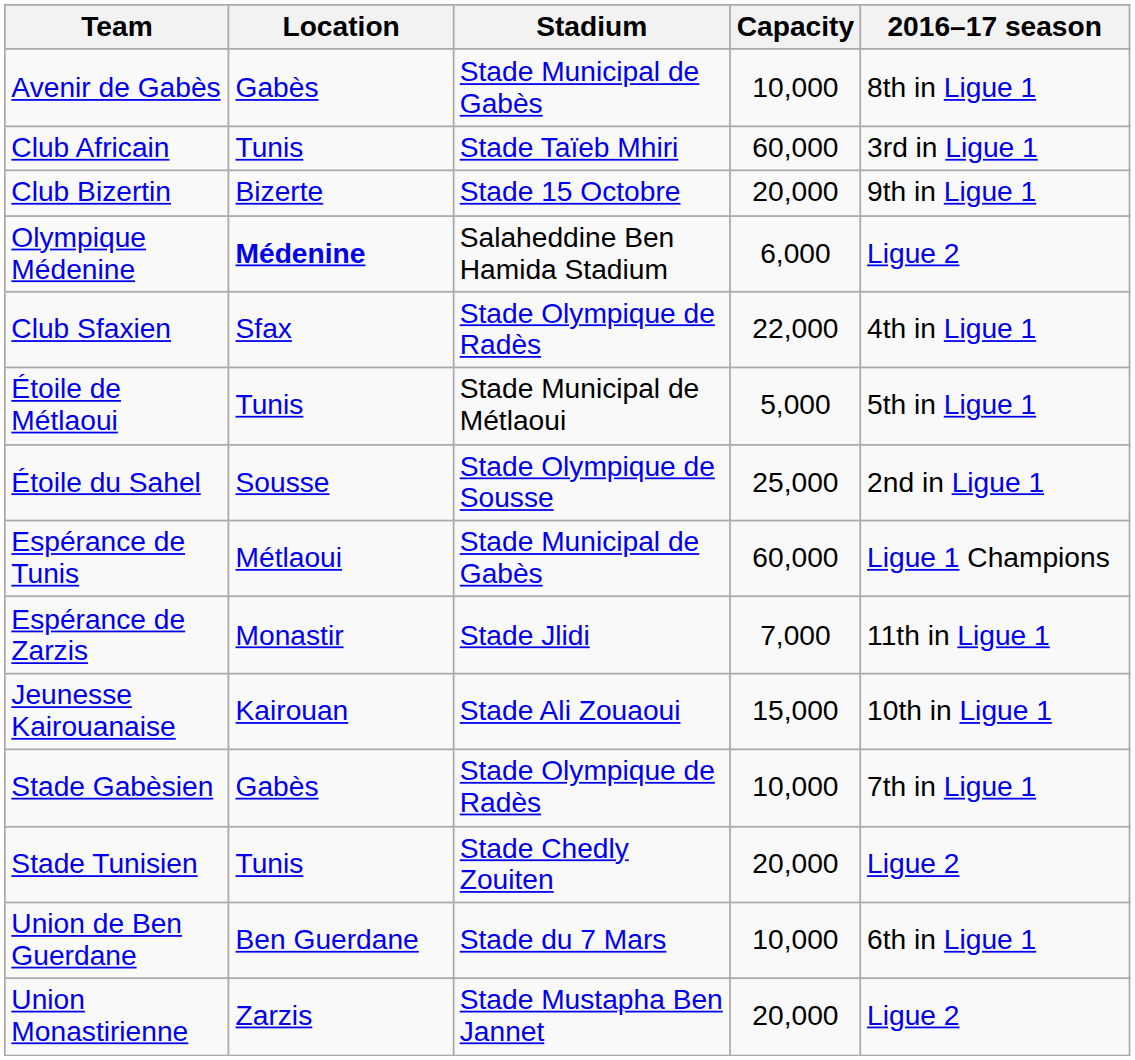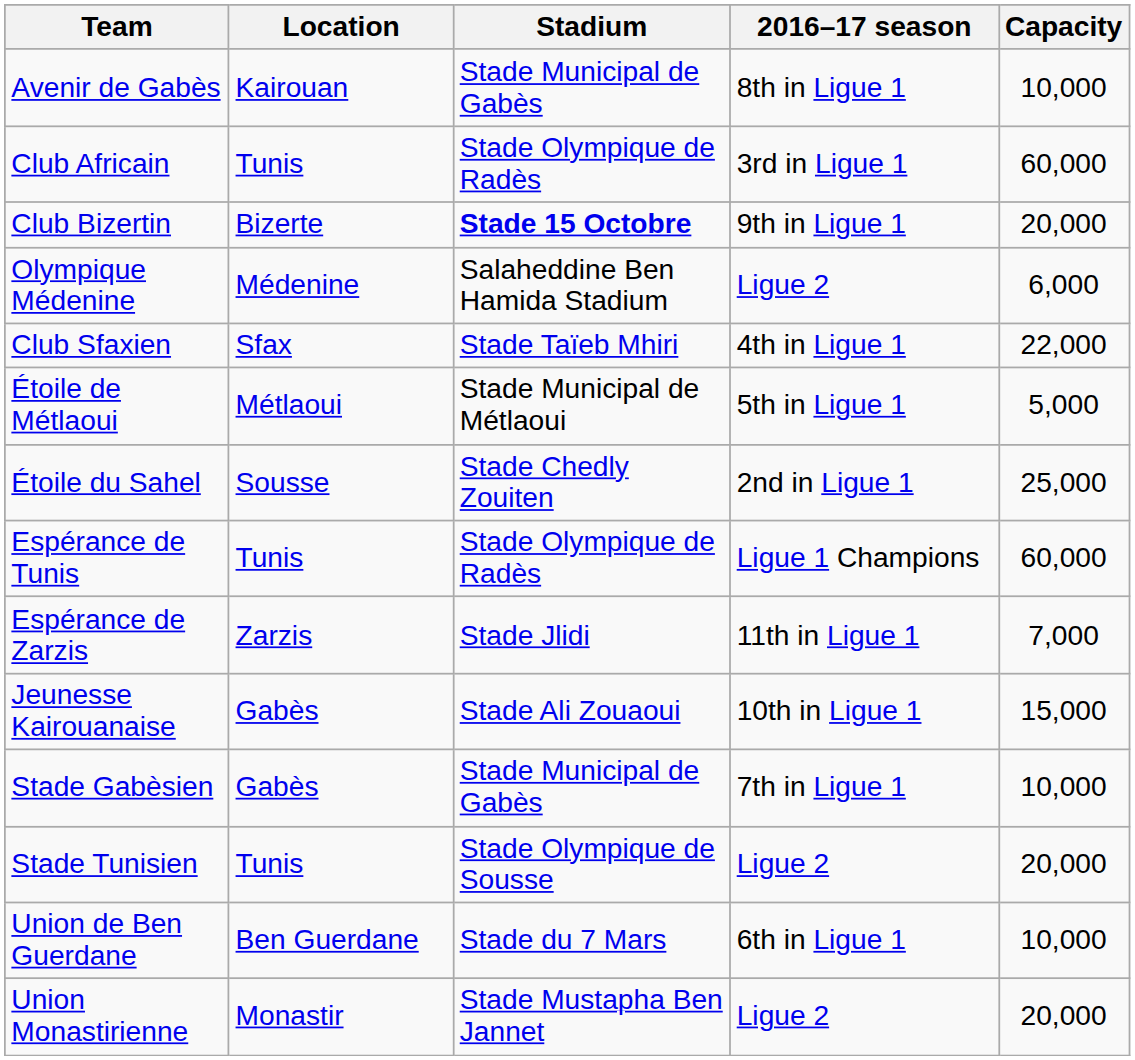columns swapped: (795, 26) <-> (995, 26)
(277, 87) Gabès -> (292, 87) Kairouan
(569, 147) Stade Taïeb Mhiri -> (587, 163) Stade Olympique de Radès
(570, 192) normal -> (576, 224) bold
(300, 252) bold -> (297, 284) normal
(587, 329) Stade Olympique de Radès -> (569, 345) Stade Taïeb Mhiri
(269, 405) Tunis -> (289, 405) Métlaoui
(587, 482) Stade Olympique de Sousse -> (544, 482) Stade Chedly Zouiten
(289, 558) Métlaoui -> (269, 558) Tunis
(579, 558) Stade Municipal de Gabès -> (587, 558) Stade Olympique de Radès
(290, 634) Monastir -> (274, 634) Zarzis
(292, 711) Kairouan -> (277, 711) Gabès
(587, 787) Stade Olympique de Radès -> (579, 787) Stade Municipal de Gabès
(544, 863) Stade Chedly Zouiten -> (587, 863) Stade Olympique de Sousse
(274, 1016) Zarzis -> (290, 1016) Monastir
